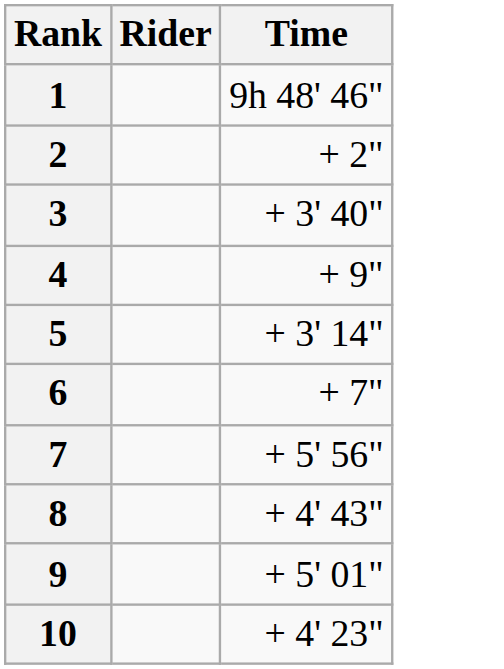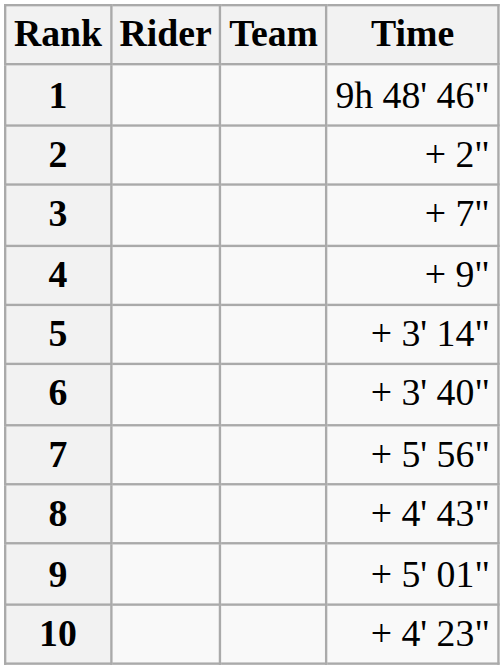+ column: (274, 34)
(324, 214) + 3' 40" -> (457, 214) + 7"
(351, 393) + 7" -> (430, 393) + 3' 40"
